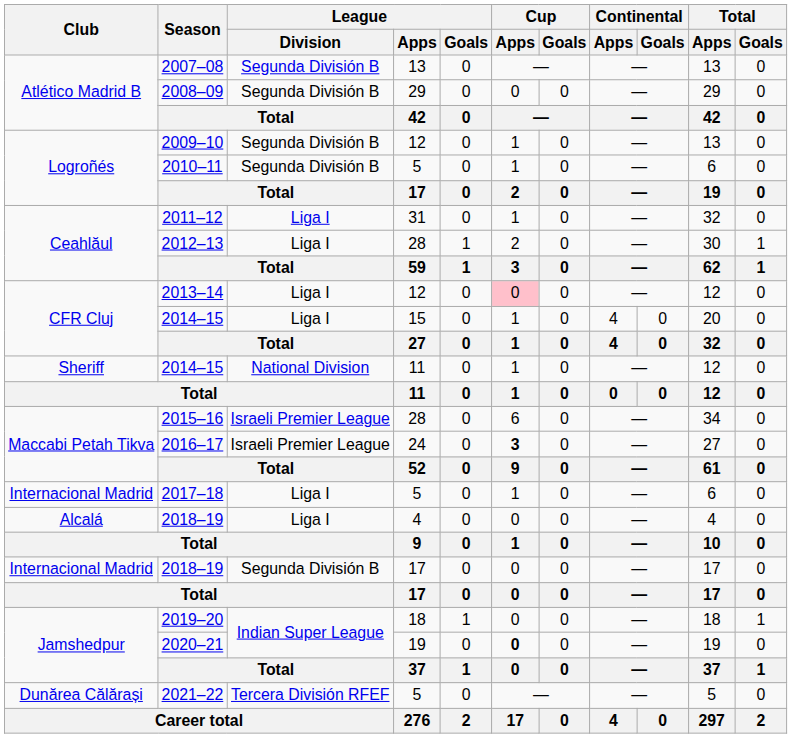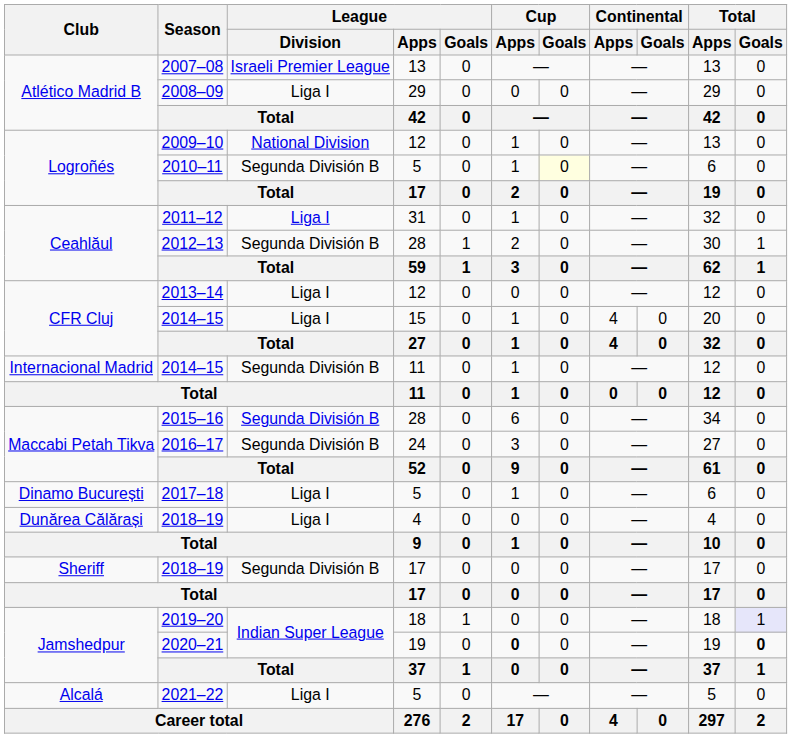(310, 67) Segunda División B -> (310, 67) Israeli Premier League
(310, 92) Segunda División B -> (310, 92) Liga I
(310, 142) Segunda División B -> (310, 142) National Division
(564, 167) no background -> (564, 167) lightyellow background
(310, 243) Liga I -> (310, 243) Segunda División B
(515, 293) pink background -> (515, 293) no background
(81, 368) Sheriff -> (81, 368) Internacional Madrid
(310, 368) National Division -> (310, 368) Segunda División B
(310, 419) Israeli Premier League -> (310, 419) Segunda División B
(310, 444) Israeli Premier League -> (310, 444) Segunda División B
(515, 444) bold -> (515, 444) normal
(81, 494) Internacional Madrid -> (81, 494) Dinamo București
(81, 519) Alcalá -> (81, 519) Dunărea Călărași
(81, 569) Internacional Madrid -> (81, 569) Sheriff
(761, 619) no background -> (761, 619) lavender background
(761, 645) normal -> (761, 645) bold
(81, 695) Dunărea Călărași -> (81, 695) Alcalá
(310, 695) Tercera División RFEF -> (310, 695) Liga I
